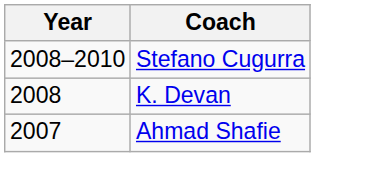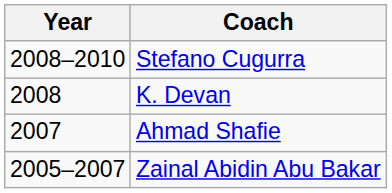+ row: (258, 168)
